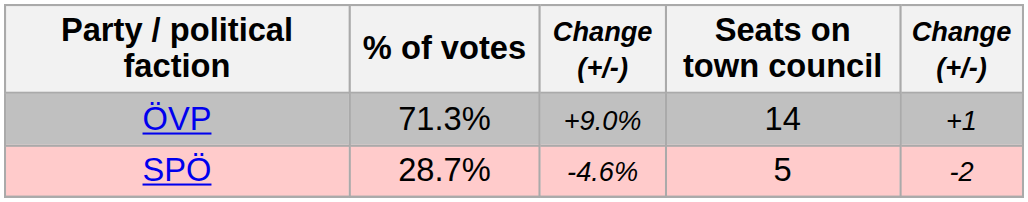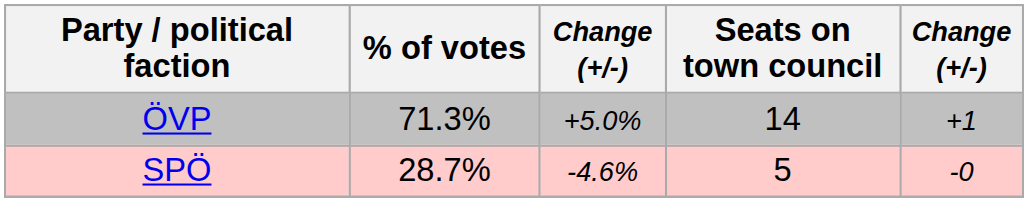(603, 118) +9.0% -> (603, 118) +5.0%
(961, 170) -2 -> (961, 170) -0
